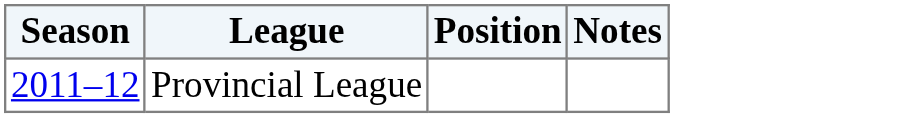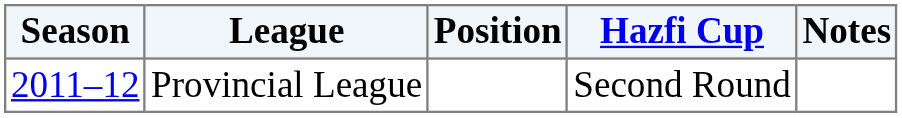+ column: (682, 31)
